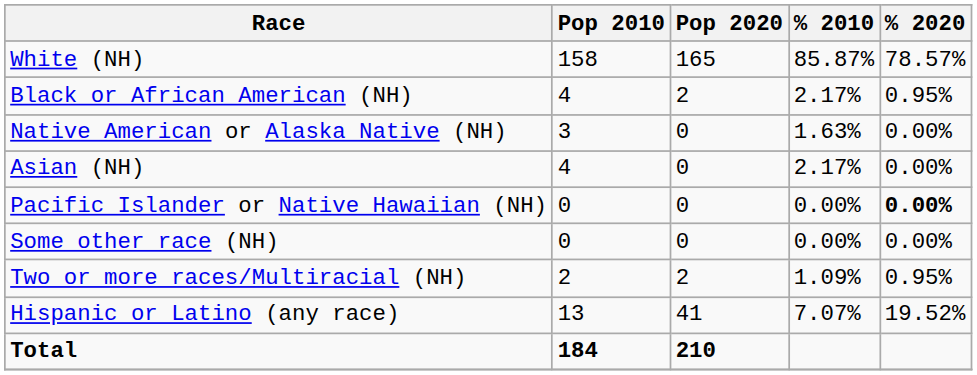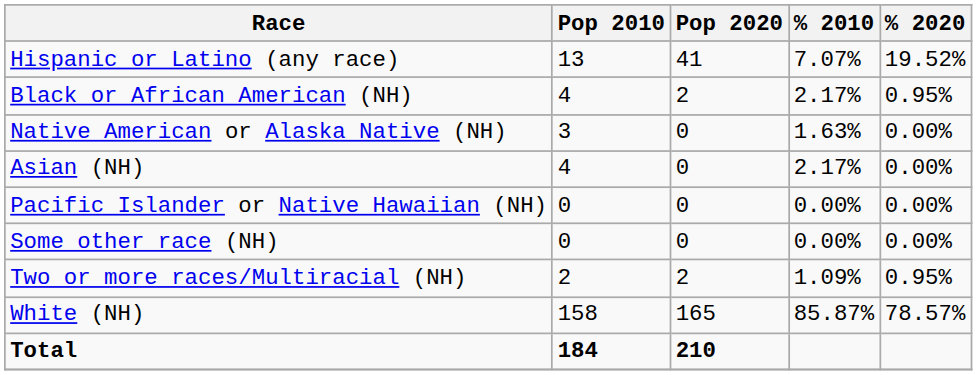rows swapped: (77, 60) <-> (205, 315)
(918, 205) bold -> (918, 205) normal
